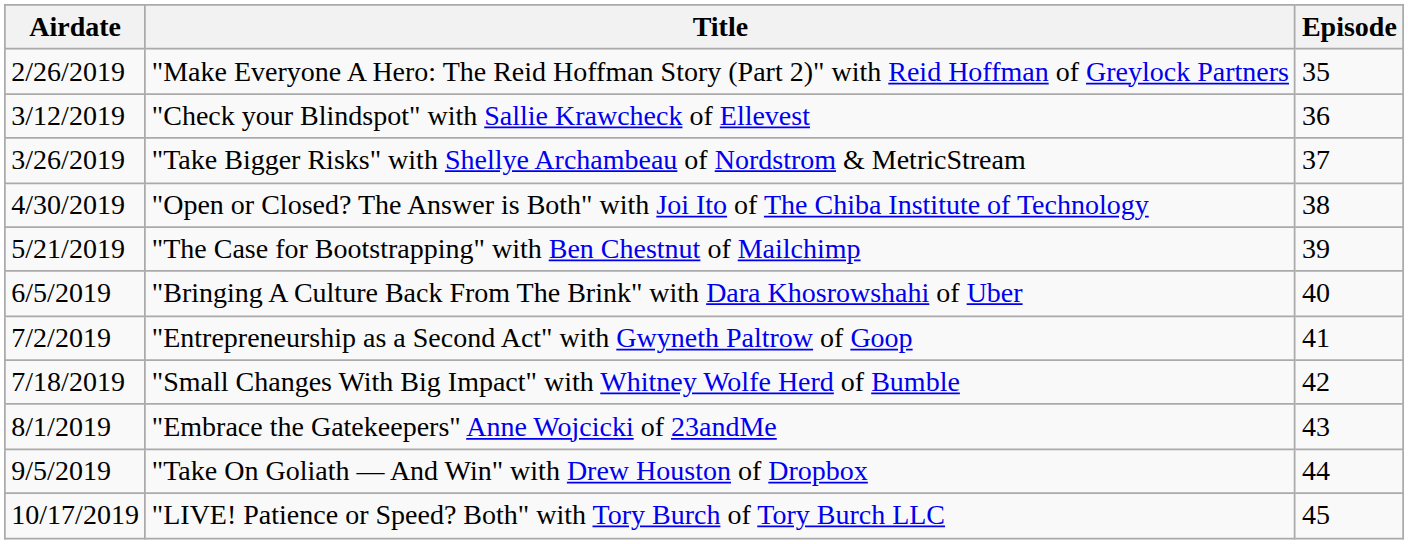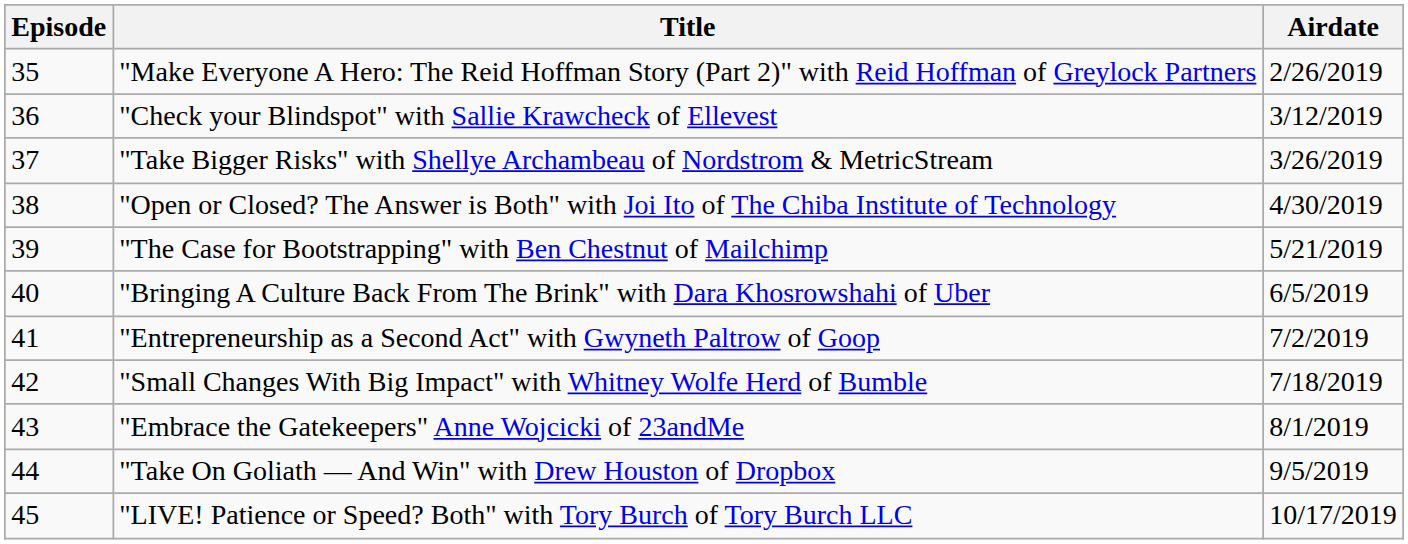columns swapped: (1349, 26) <-> (75, 26)
